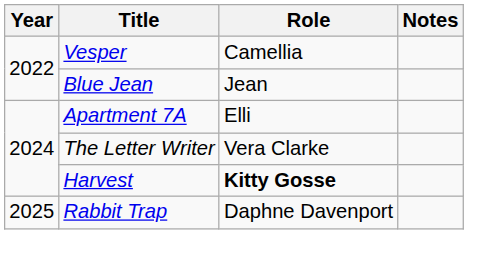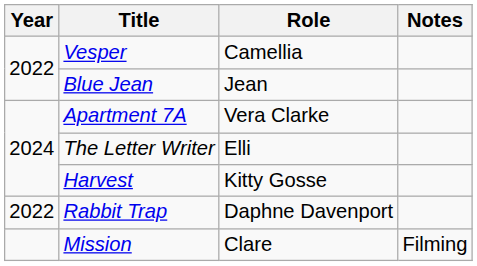(237, 116) Elli -> (277, 116) Vera Clarke
(277, 148) Vera Clarke -> (237, 148) Elli
(280, 180) bold -> (275, 180) normal
(32, 212) 2025 -> (32, 212) 2022
+ row: (98, 244)
